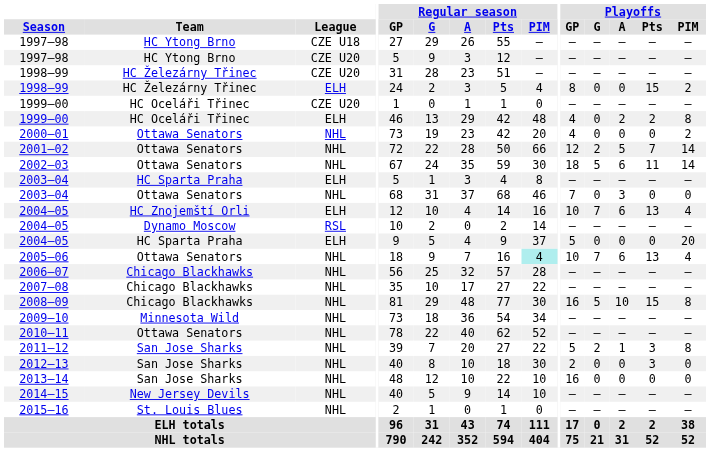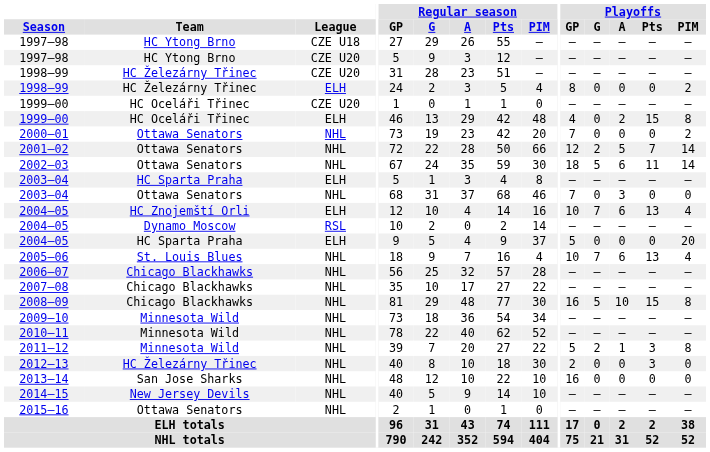(652, 88) 15 -> (652, 88) 0
(652, 119) 2 -> (652, 119) 15
(572, 134) 4 -> (572, 134) 7
(190, 256) Ottawa Senators -> (190, 256) St. Louis Blues
(539, 256) paleturquoise background -> (539, 256) no background
(190, 333) Ottawa Senators -> (190, 333) Minnesota Wild
(190, 348) San Jose Sharks -> (190, 348) Minnesota Wild
(190, 364) San Jose Sharks -> (190, 364) HC Železárny Třinec
(190, 409) St. Louis Blues -> (190, 409) Ottawa Senators
